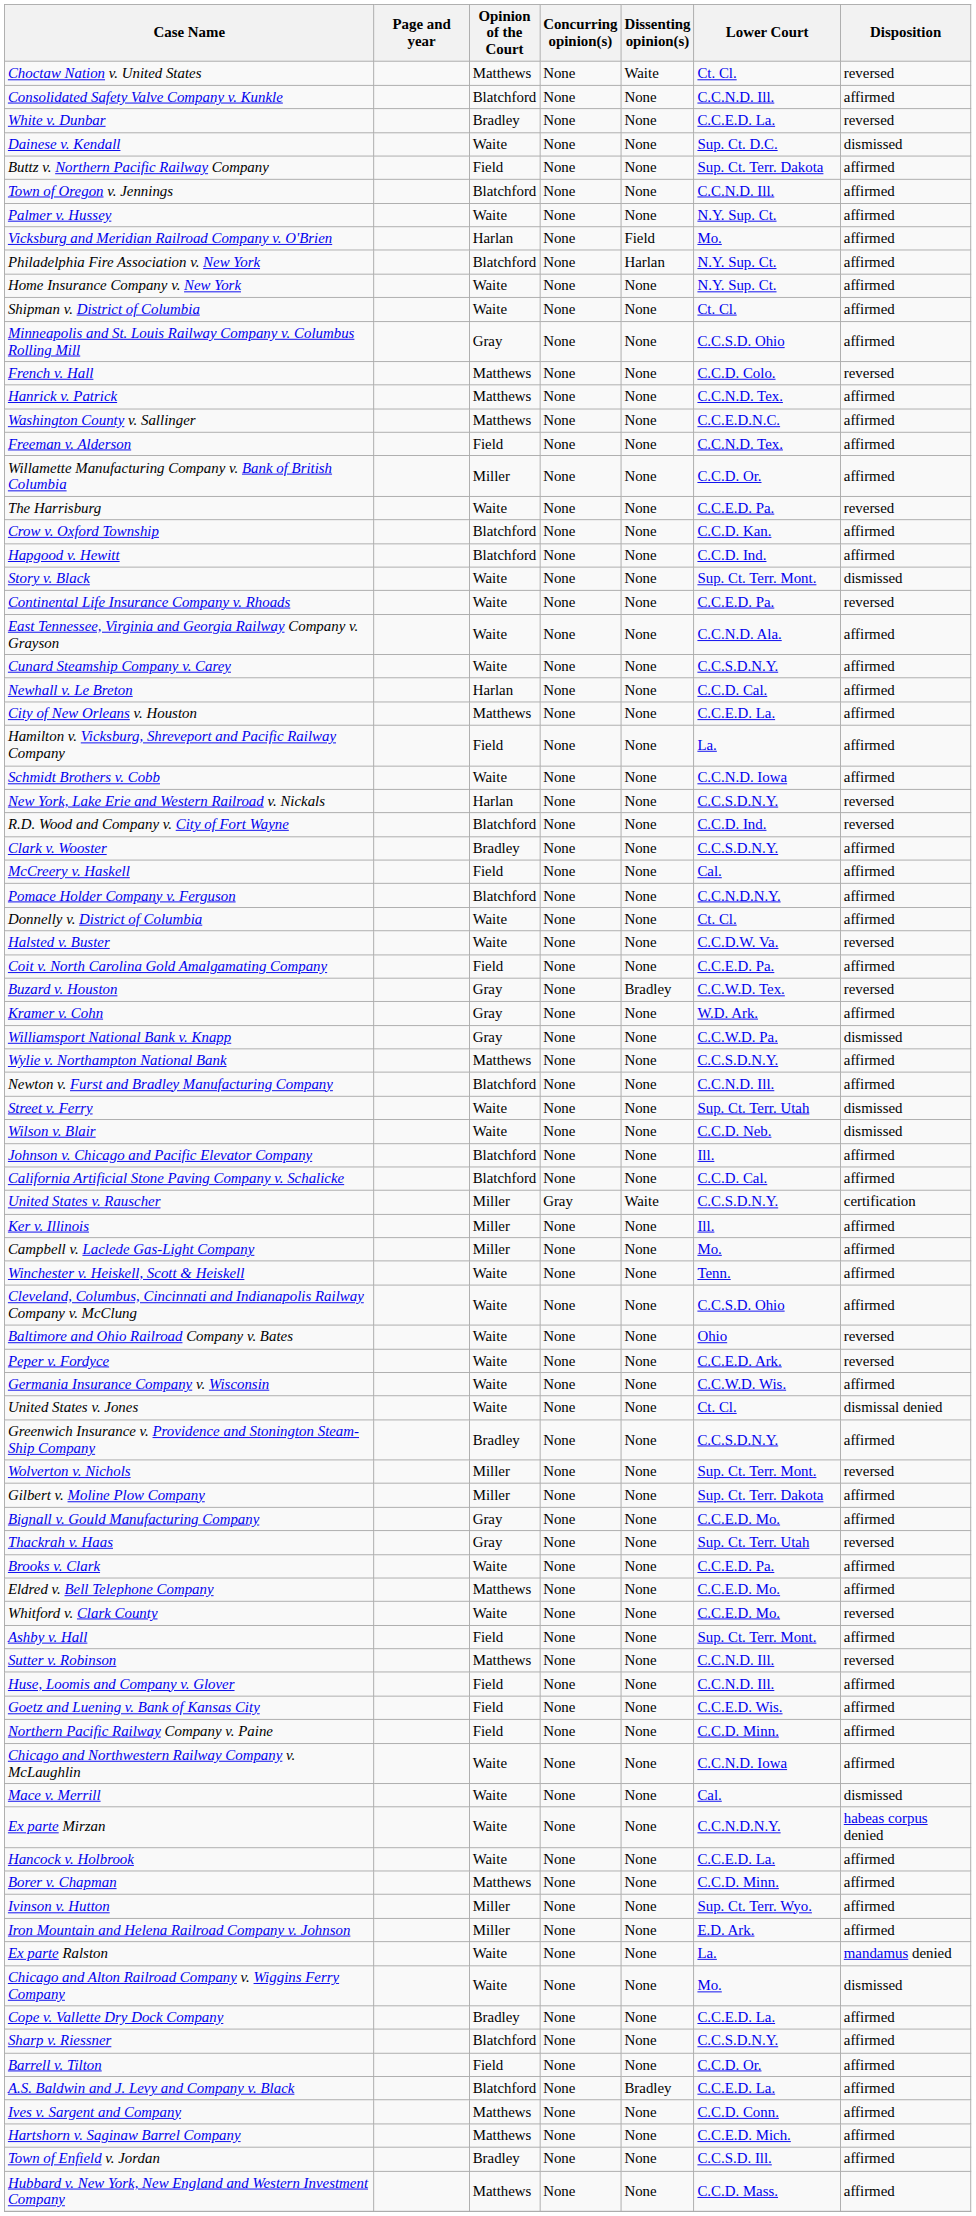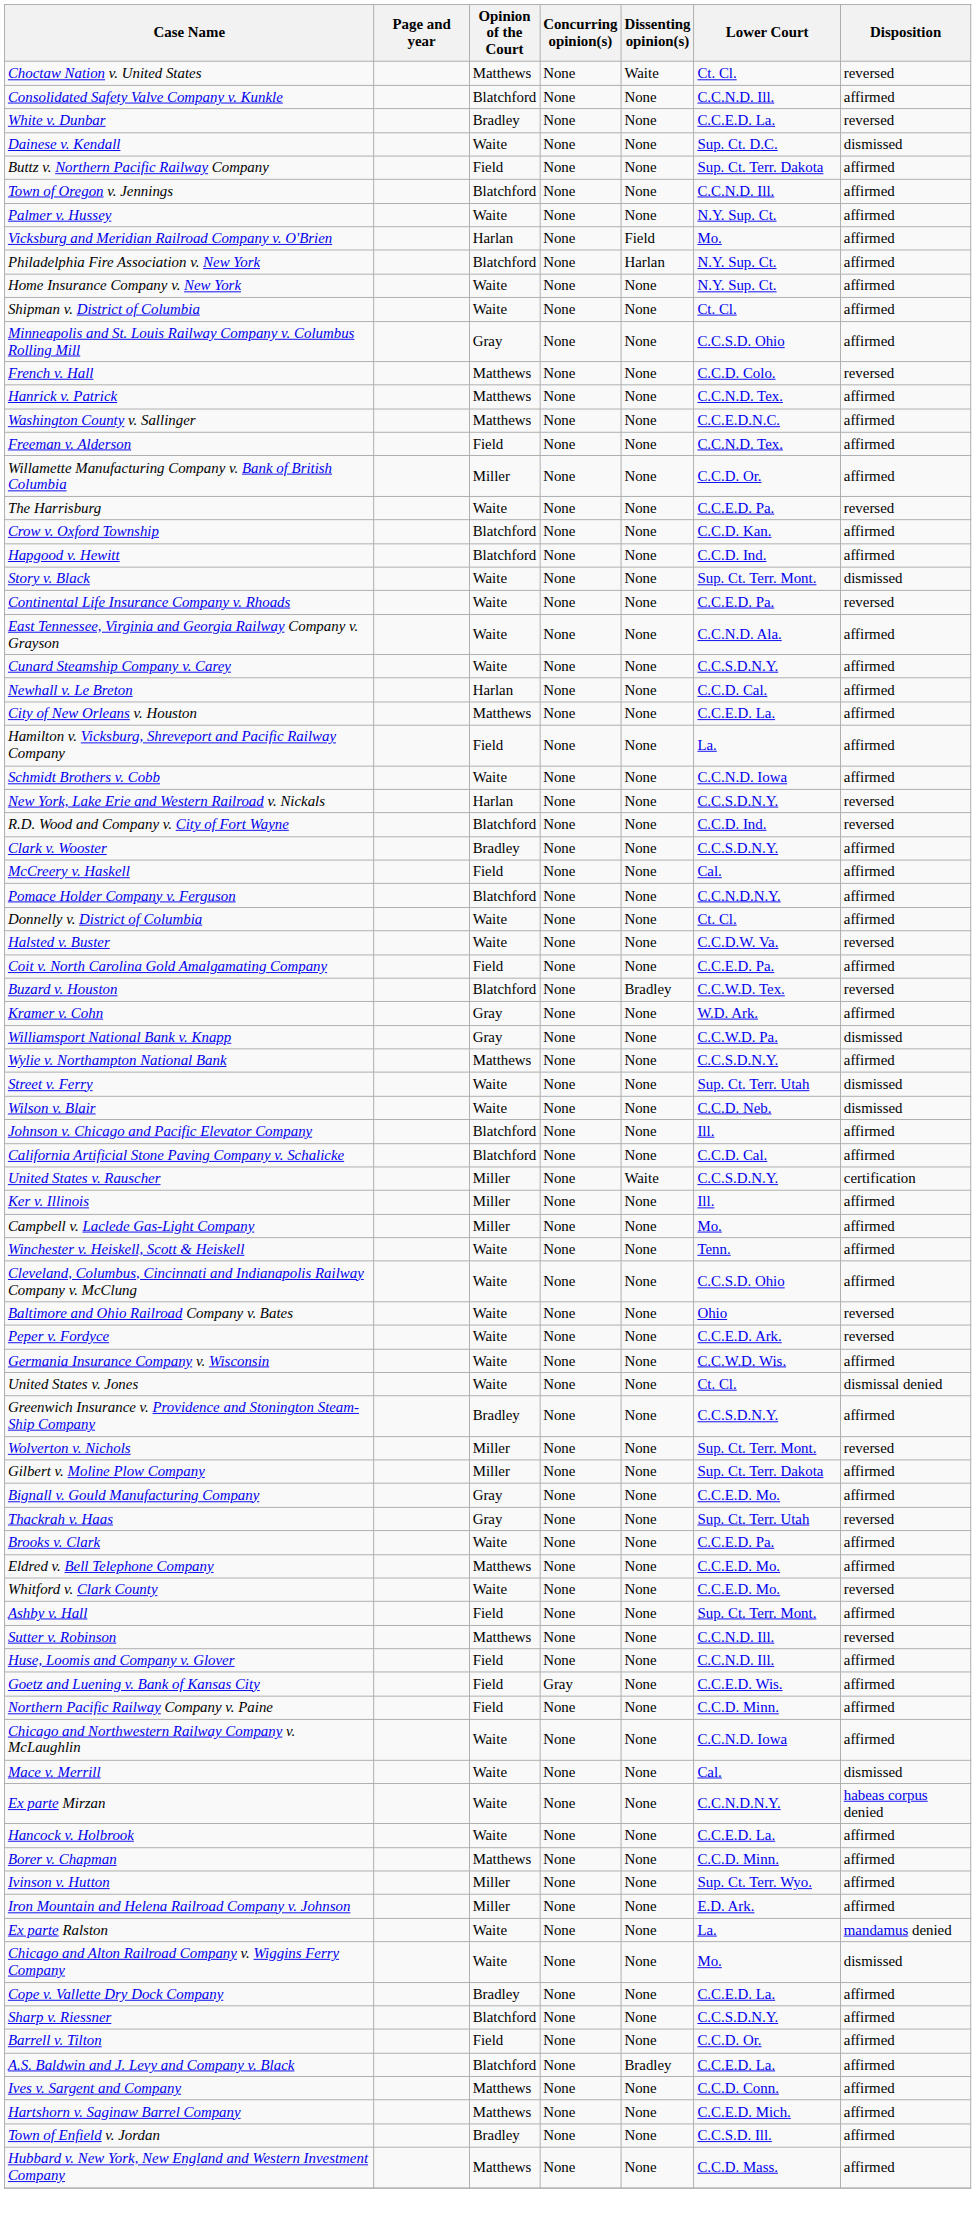(488, 989) Gray -> (504, 989) Blatchford
- row: (170, 1084)
(558, 1202) Gray -> (559, 1178) None
(559, 1707) None -> (558, 1684) Gray
